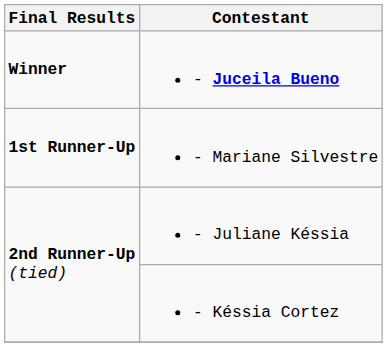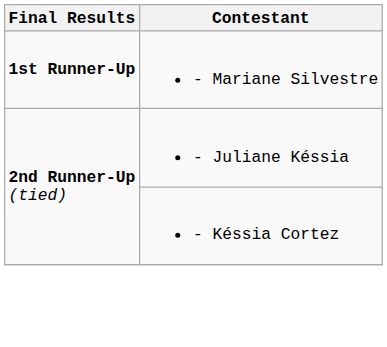- row: (261, 79)
